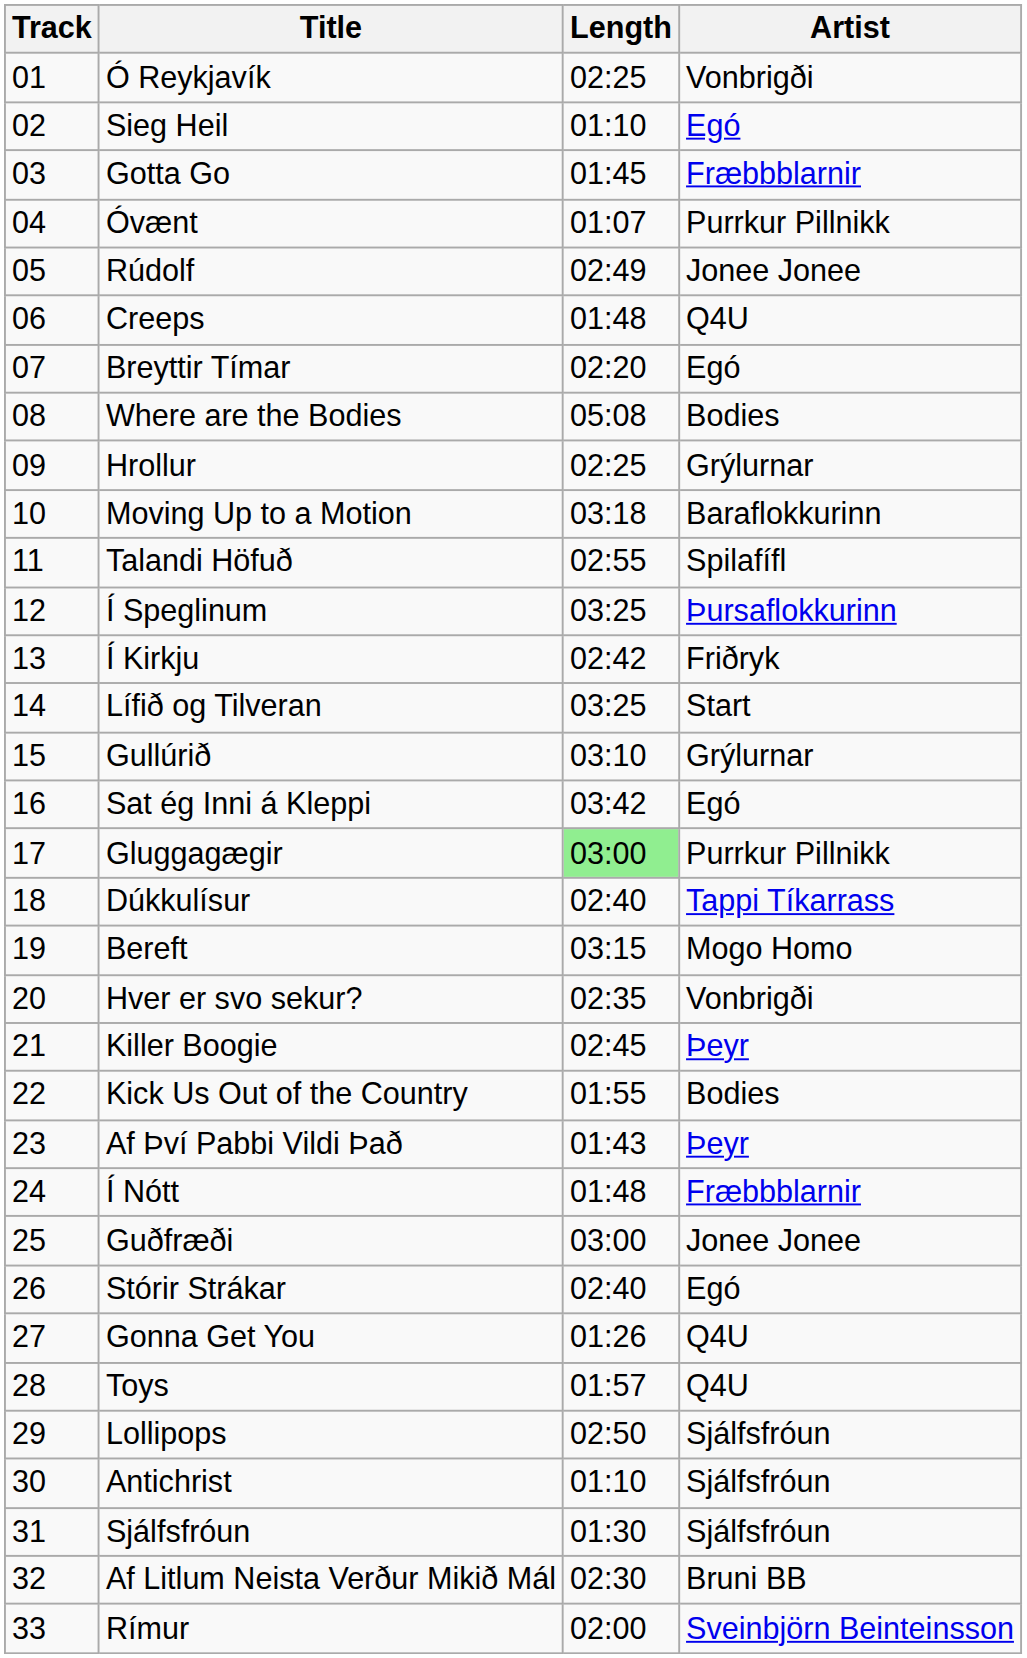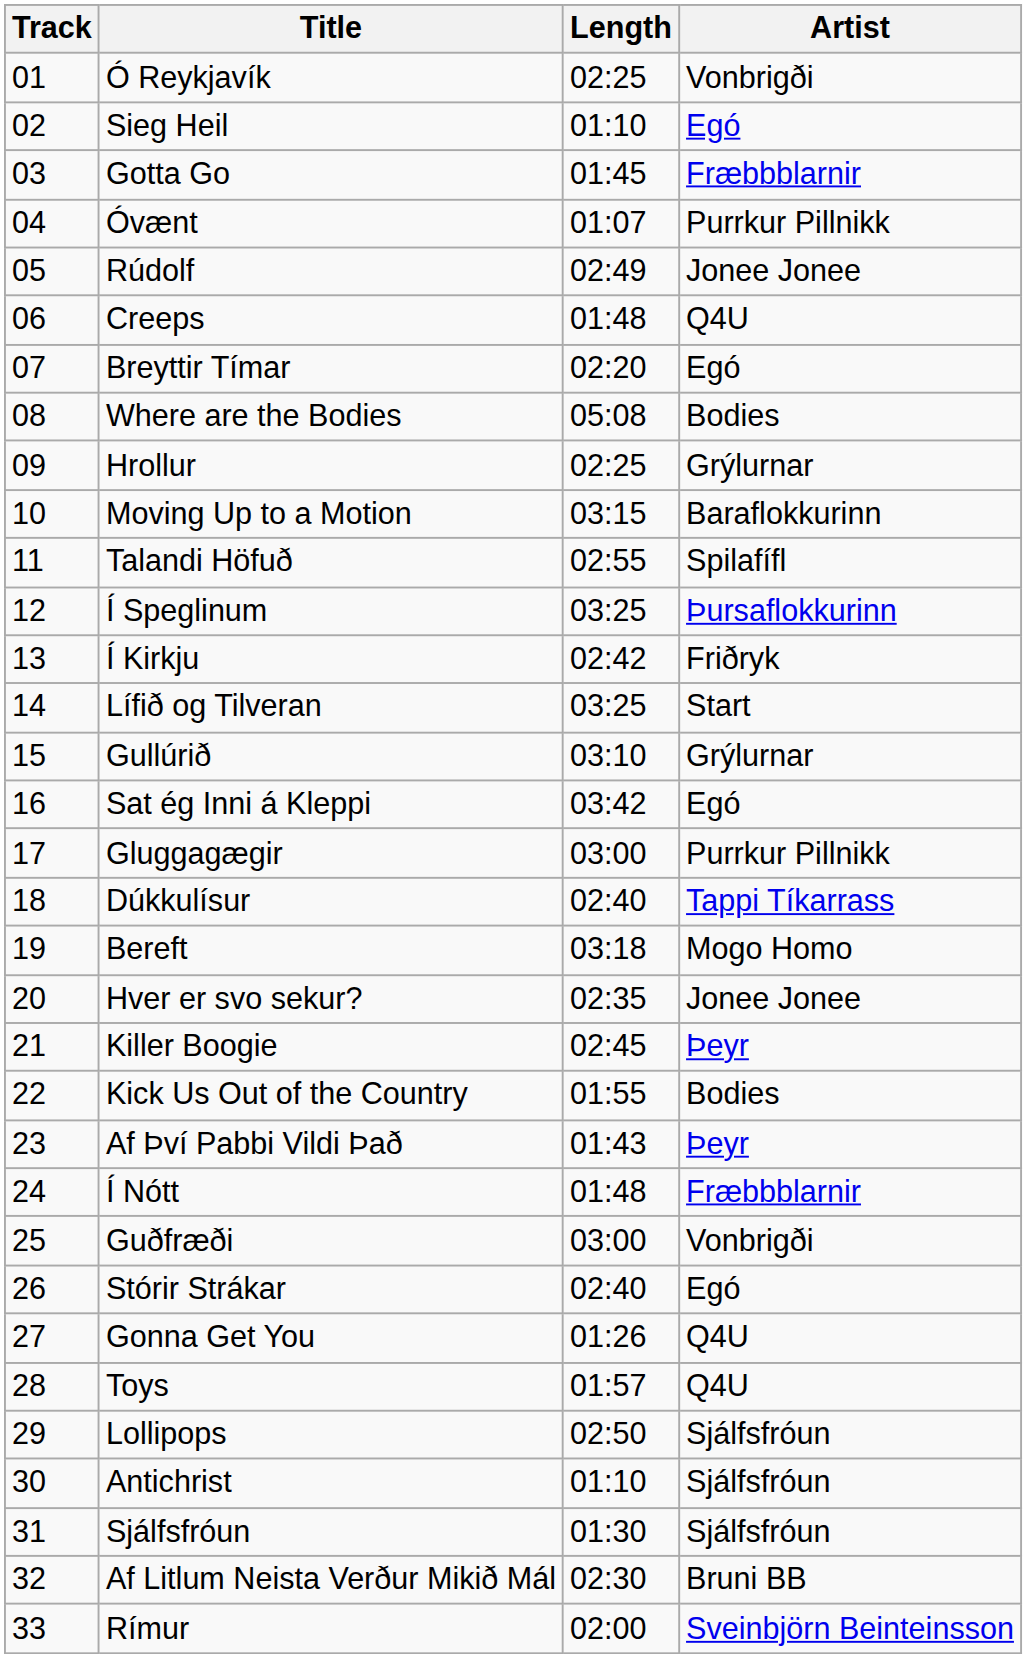(608, 513) 03:18 -> (608, 513) 03:15
(608, 852) lightgreen background -> (608, 852) no background
(608, 949) 03:15 -> (608, 949) 03:18
(750, 998) Vonbrigði -> (774, 998) Jonee Jonee
(774, 1240) Jonee Jonee -> (750, 1240) Vonbrigði
